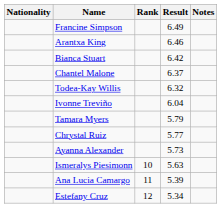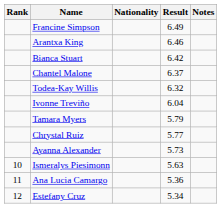columns swapped: (148, 12) <-> (29, 12)
(175, 180) 5.39 -> (175, 180) 5.36
